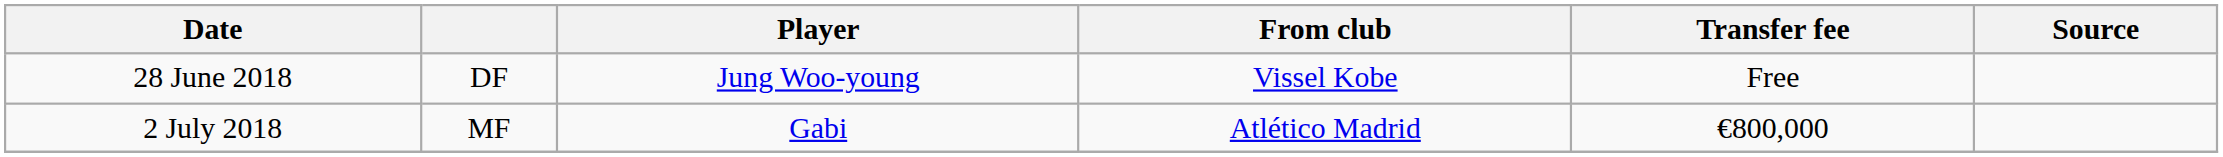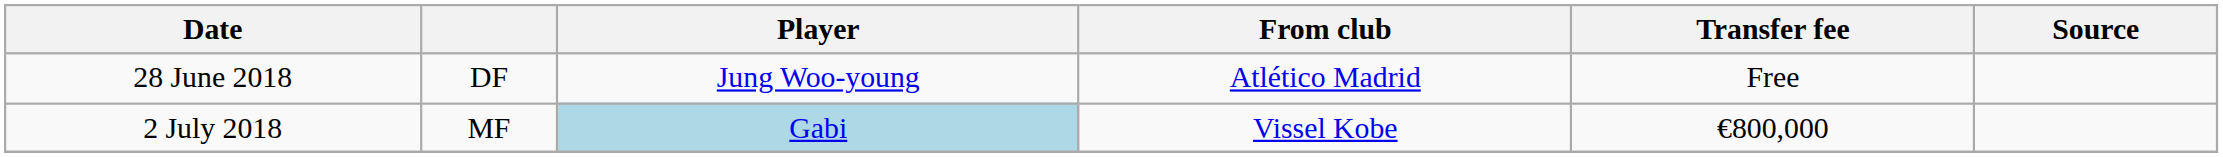(1325, 77) Vissel Kobe -> (1325, 77) Atlético Madrid
(818, 126) no background -> (818, 126) lightblue background
(1325, 126) Atlético Madrid -> (1325, 126) Vissel Kobe
